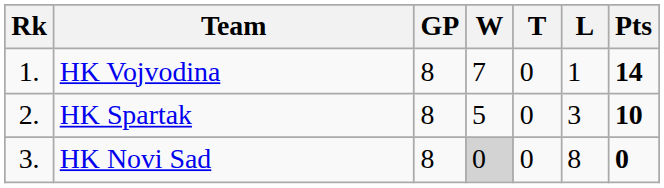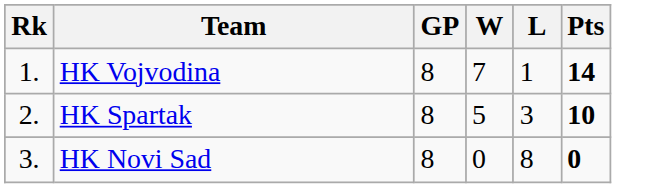- column: (537, 26)
(479, 159) lightgrey background -> (479, 159) no background
